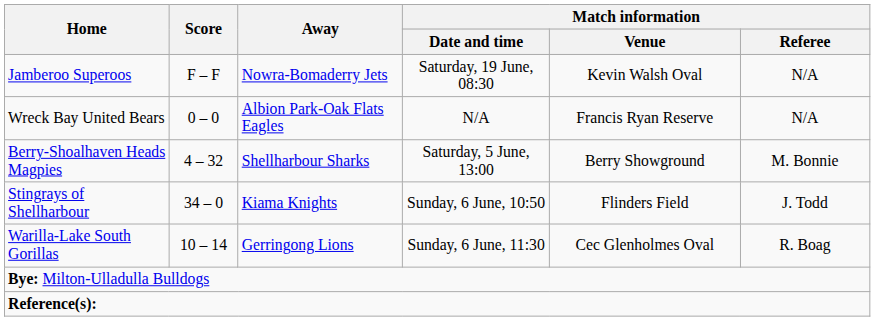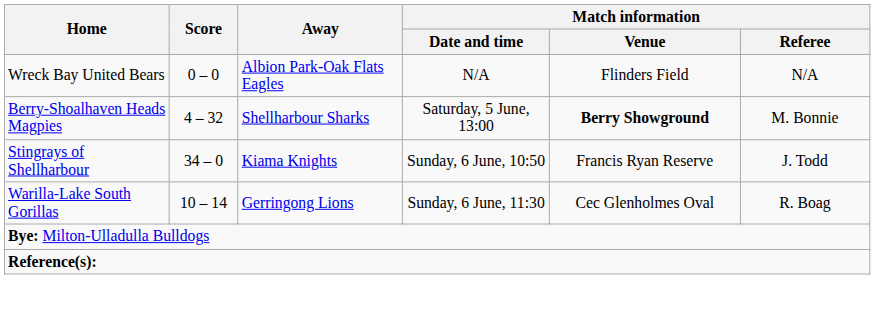- row: (70, 75)
(645, 117) Francis Ryan Reserve -> (645, 75) Flinders Field
(645, 160) normal -> (645, 117) bold
(645, 203) Flinders Field -> (645, 160) Francis Ryan Reserve
